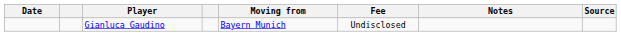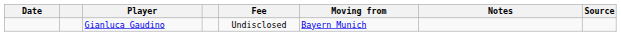columns swapped: (278, 11) <-> (378, 11)
